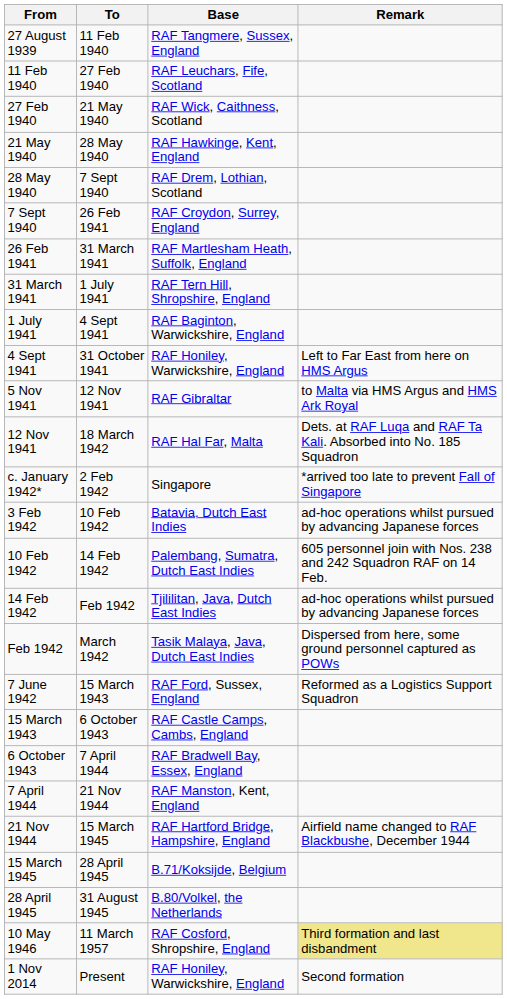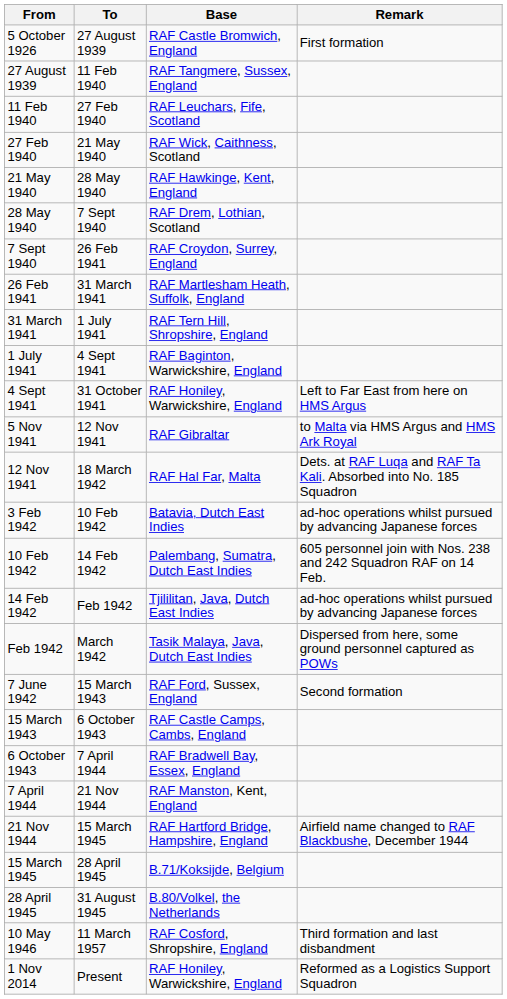+ row: (36, 43)
- row: (38, 484)
(396, 692) Reformed as a Logistics Support Squadron -> (351, 692) Second formation
(370, 940) khaki background -> (369, 940) no background
(353, 976) Second formation -> (395, 976) Reformed as a Logistics Support Squadron
